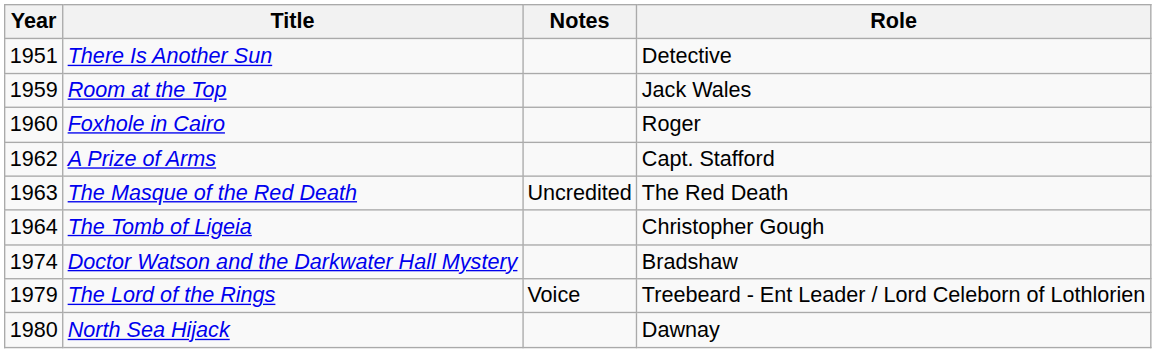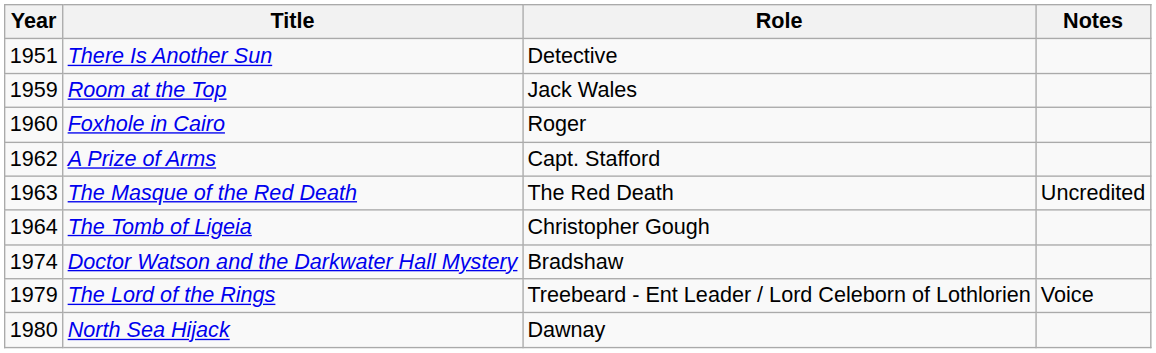columns swapped: (894, 21) <-> (580, 21)
